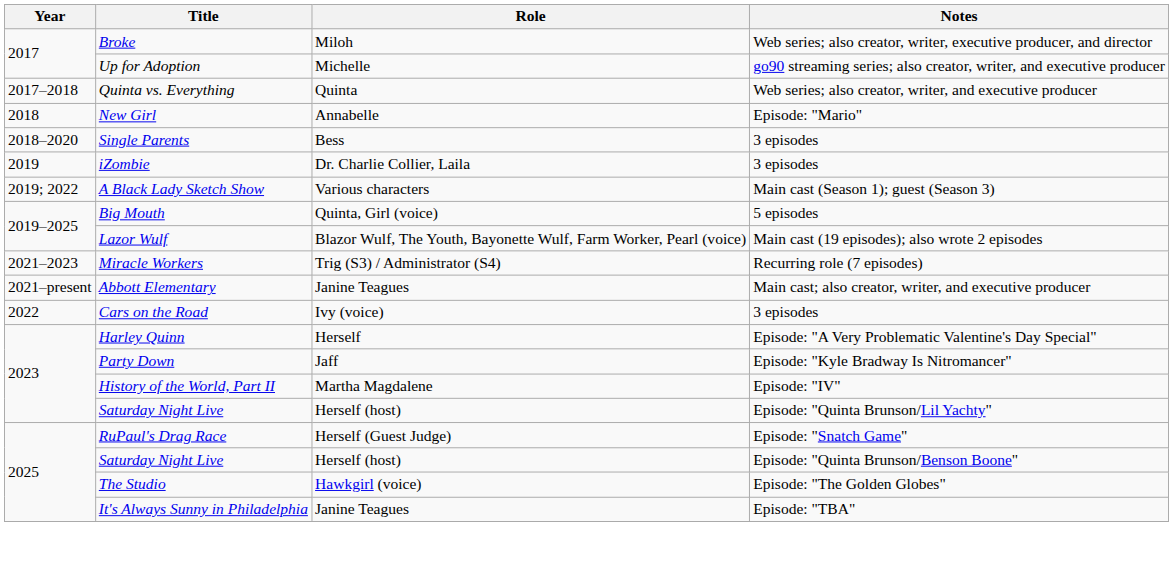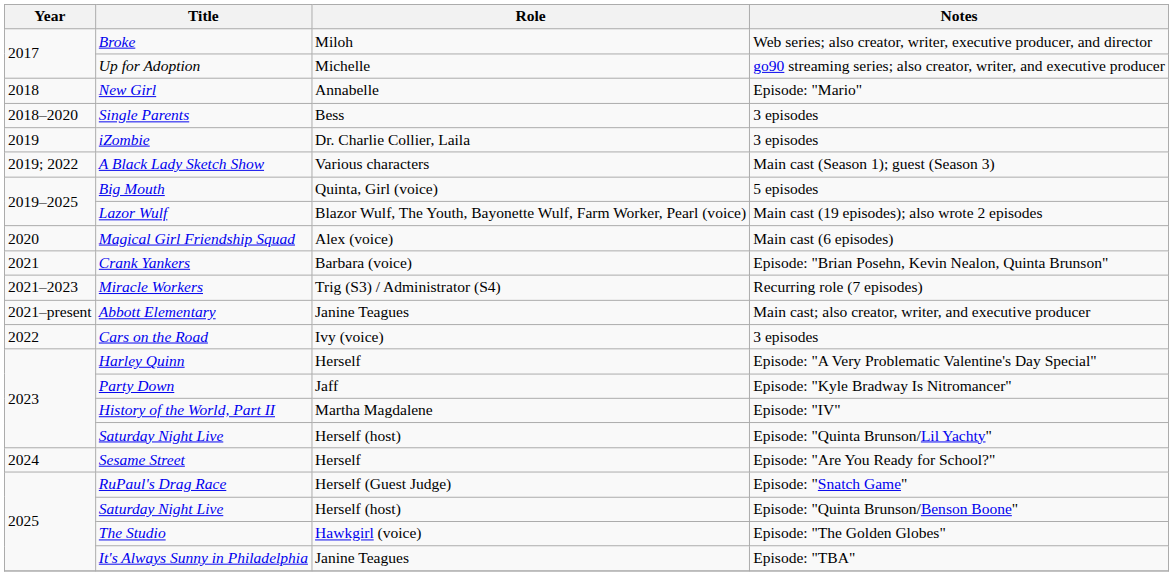- row: (167, 90)
+ row: (197, 238)
+ row: (144, 262)
+ row: (142, 459)
